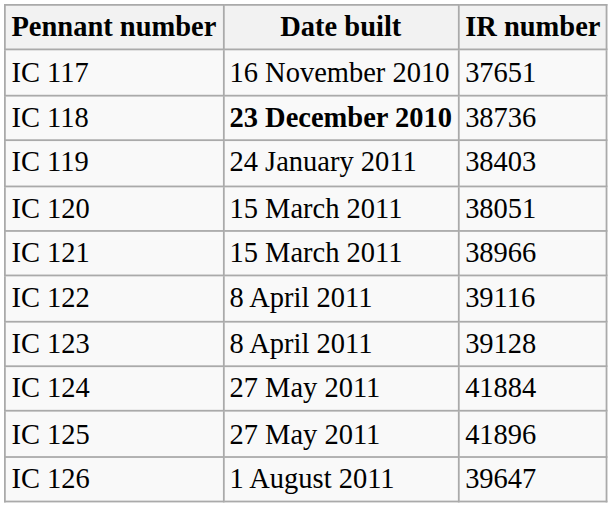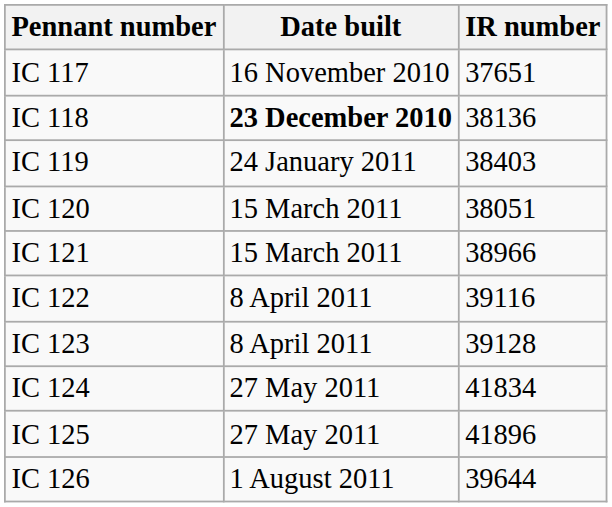(501, 117) 38736 -> (501, 117) 38136
(501, 388) 41884 -> (501, 388) 41834
(501, 478) 39647 -> (501, 478) 39644
